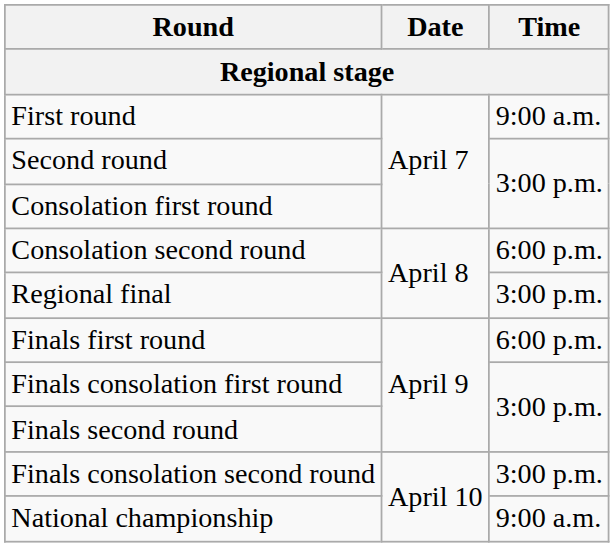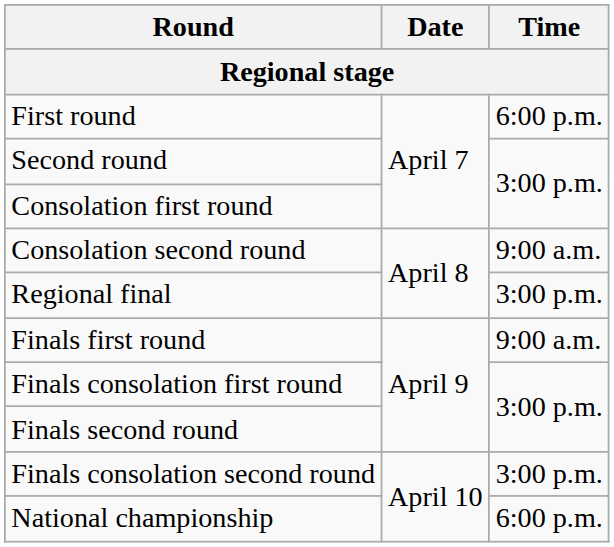(548, 116) 9:00 a.m. -> (549, 116) 6:00 p.m.
(549, 250) 6:00 p.m. -> (548, 250) 9:00 a.m.
(549, 339) 6:00 p.m. -> (548, 339) 9:00 a.m.
(548, 518) 9:00 a.m. -> (549, 518) 6:00 p.m.
